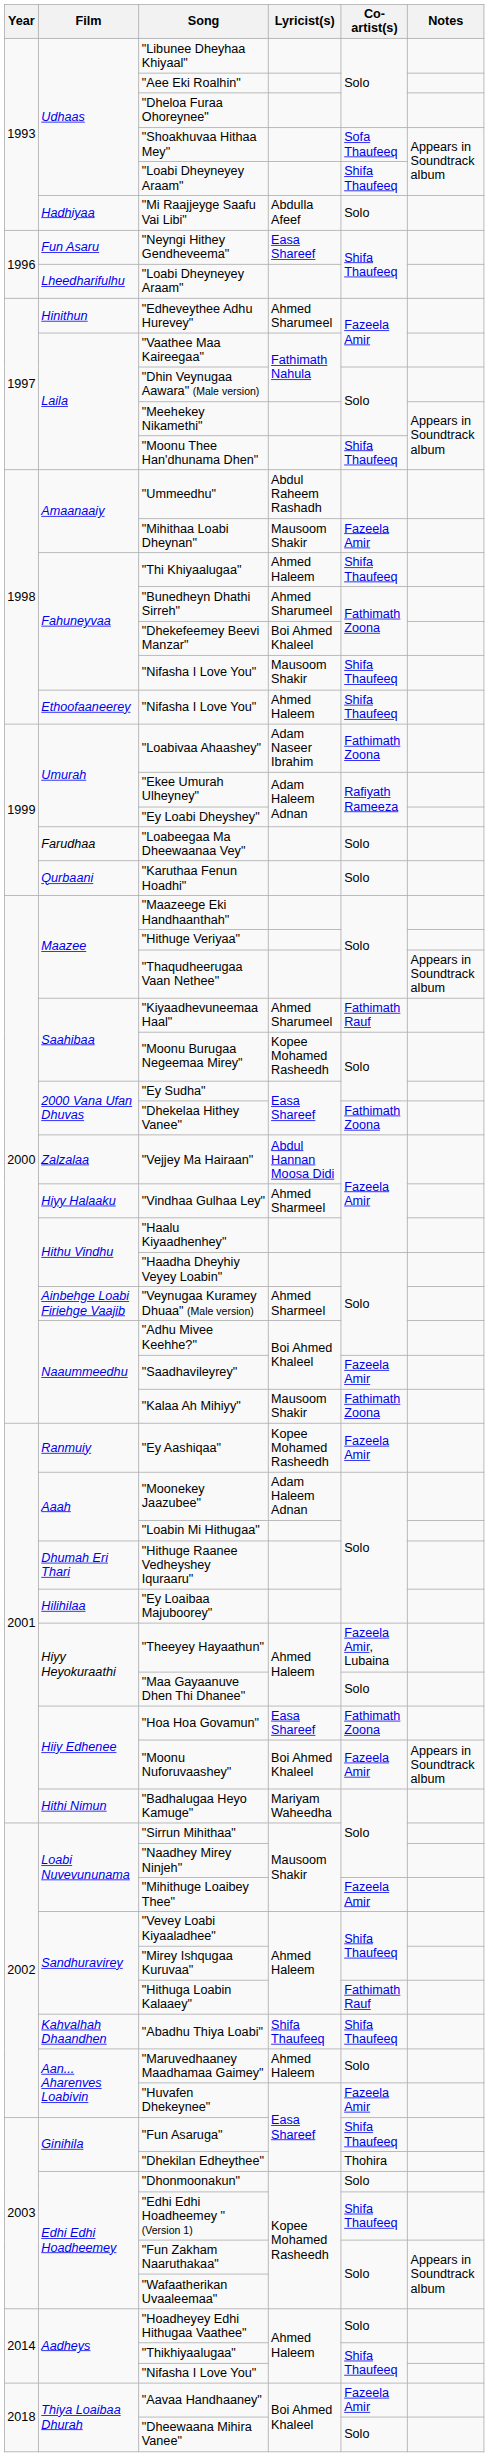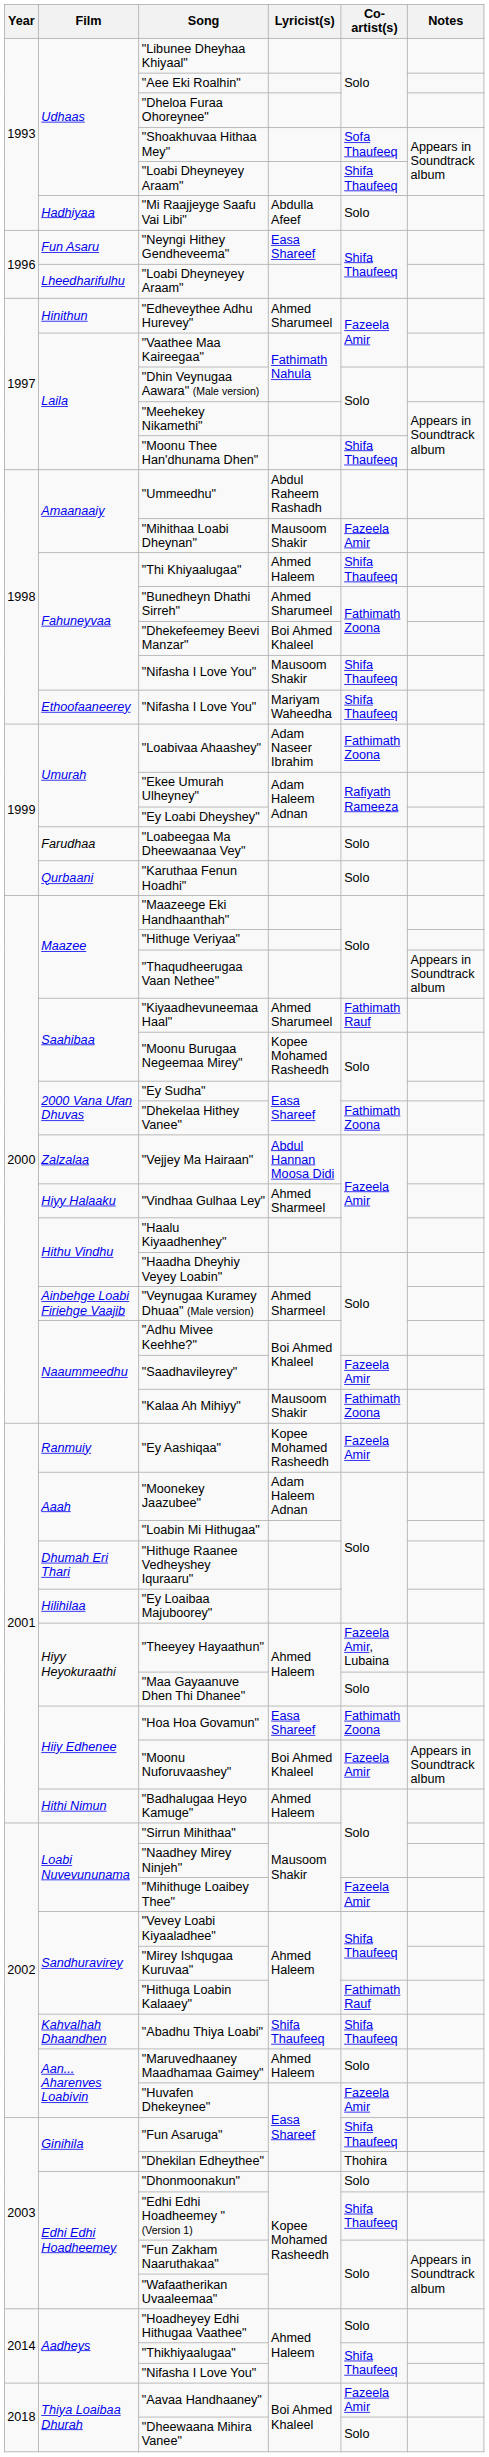(293, 706) Ahmed Haleem -> (301, 706) Mariyam Waheedha
(301, 1806) Mariyam Waheedha -> (293, 1806) Ahmed Haleem
